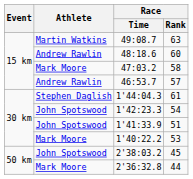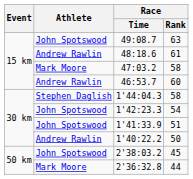(71, 39) Martin Watkins -> (71, 39) John Spotswood
(176, 54) 60 -> (176, 54) 61
(176, 82) 57 -> (176, 82) 60
(176, 96) 61 -> (176, 96) 58
(61, 138) Mark Moore -> (69, 138) Andrew Rawlin
(176, 138) 53 -> (176, 138) 50
